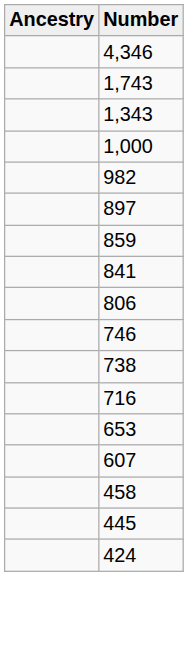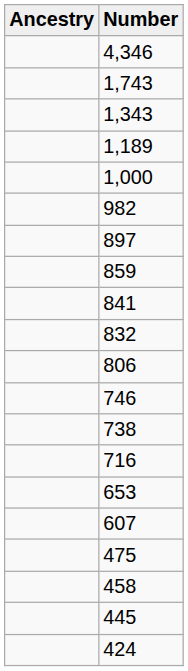+ row: (128, 146)
+ row: (120, 334)
+ row: (120, 555)
